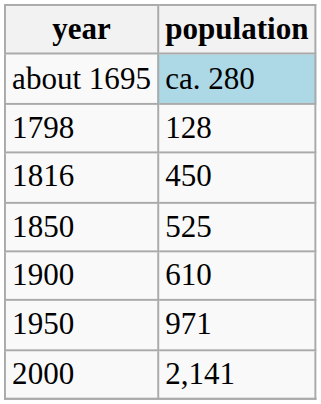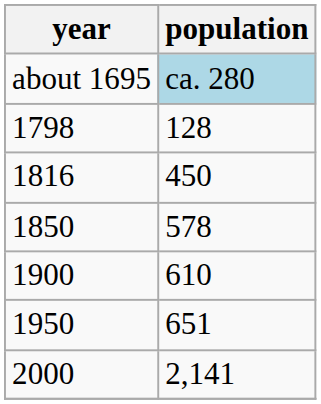(189, 226) 525 -> (189, 226) 578
(189, 324) 971 -> (189, 324) 651
